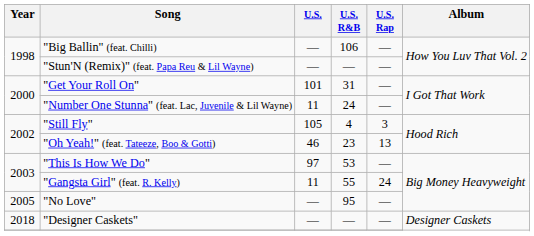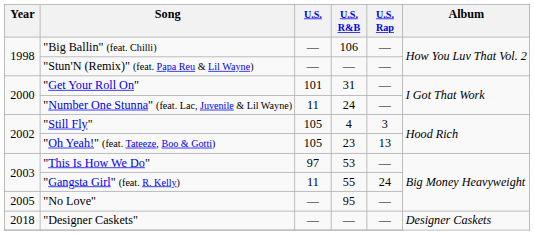(313, 143) 46 -> (313, 143) 105
